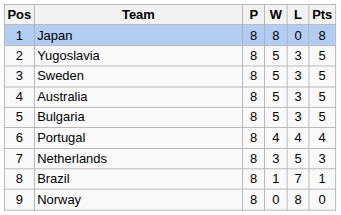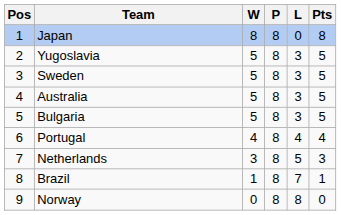columns swapped: (254, 14) <-> (276, 14)
